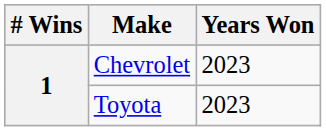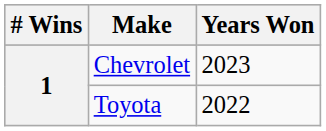(226, 105) 2023 -> (226, 105) 2022
